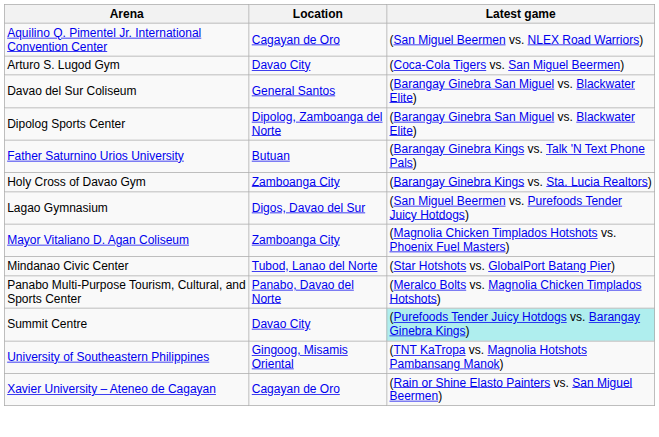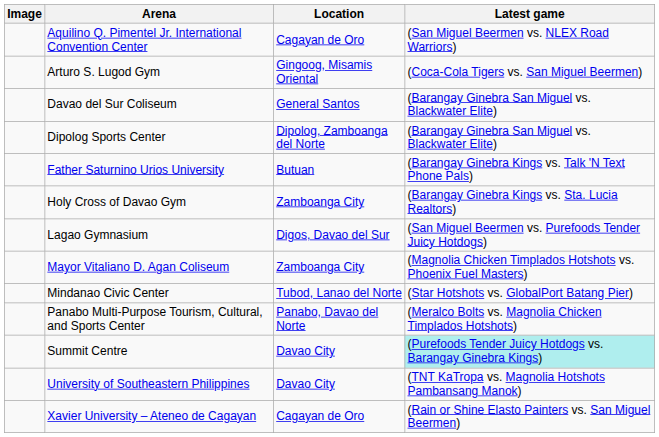+ column: (24, 14)
(281, 65) Davao City -> (324, 72) Gingoog, Misamis Oriental
(300, 357) Gingoog, Misamis Oriental -> (306, 384) Davao City
